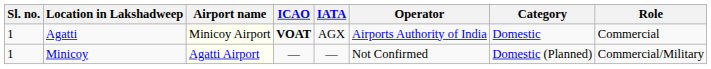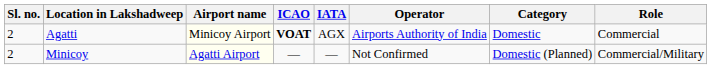(10, 34) 1 -> (10, 34) 2
(10, 53) 1 -> (10, 53) 2
